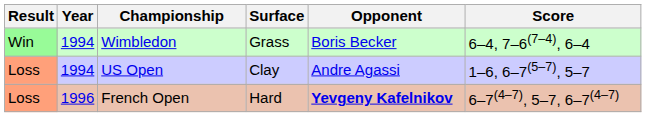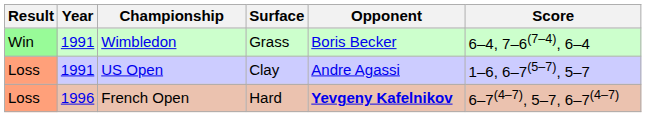(78, 42) 1994 -> (78, 42) 1991
(78, 70) 1994 -> (78, 70) 1991
